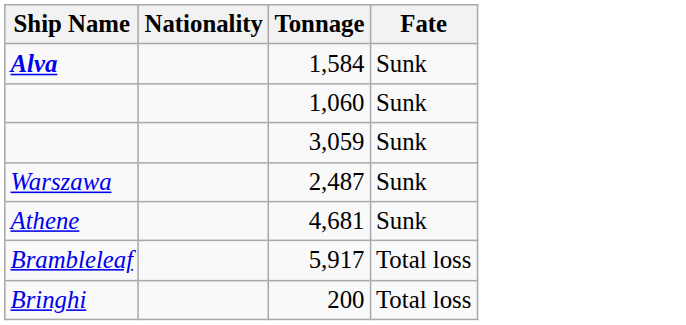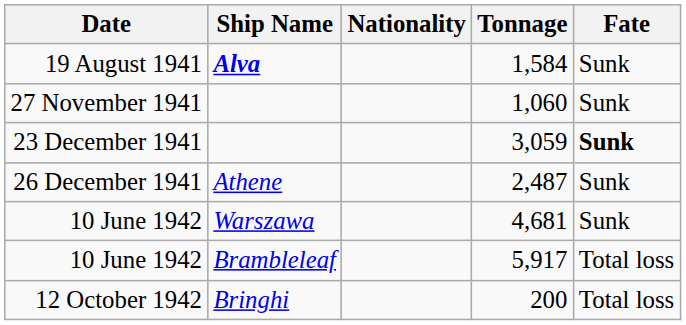+ column: (106, 24)
(401, 142) normal -> (606, 142) bold
(61, 181) Warszawa -> (248, 181) Athene
(45, 220) Athene -> (264, 220) Warszawa
